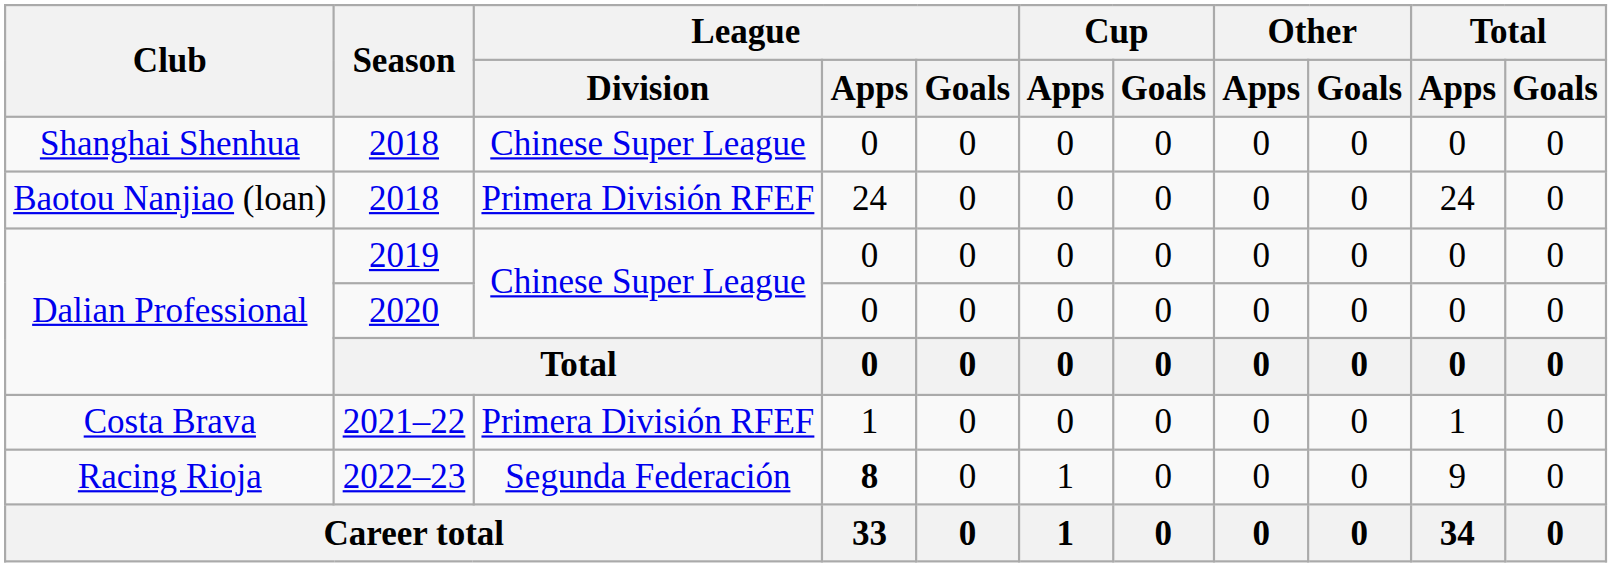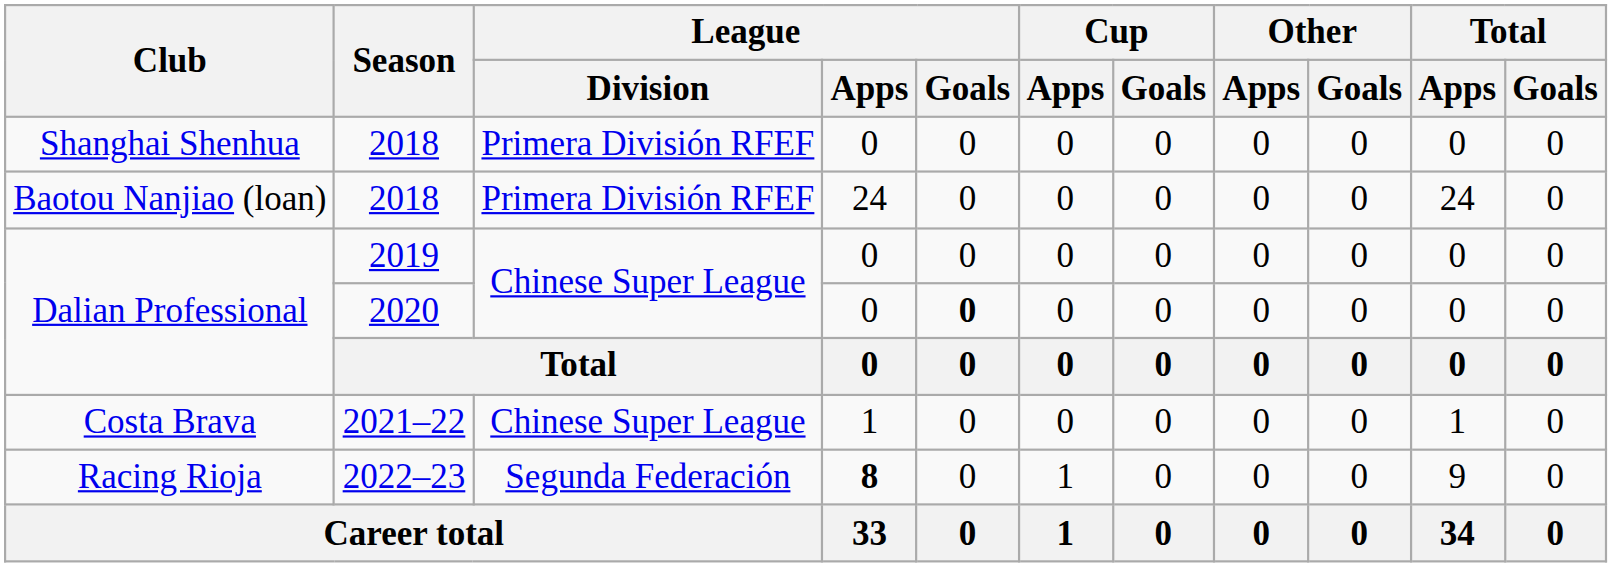(648, 143) Chinese Super League -> (648, 143) Primera División RFEF
(967, 310) normal -> (967, 310) bold
(648, 421) Primera División RFEF -> (648, 421) Chinese Super League
